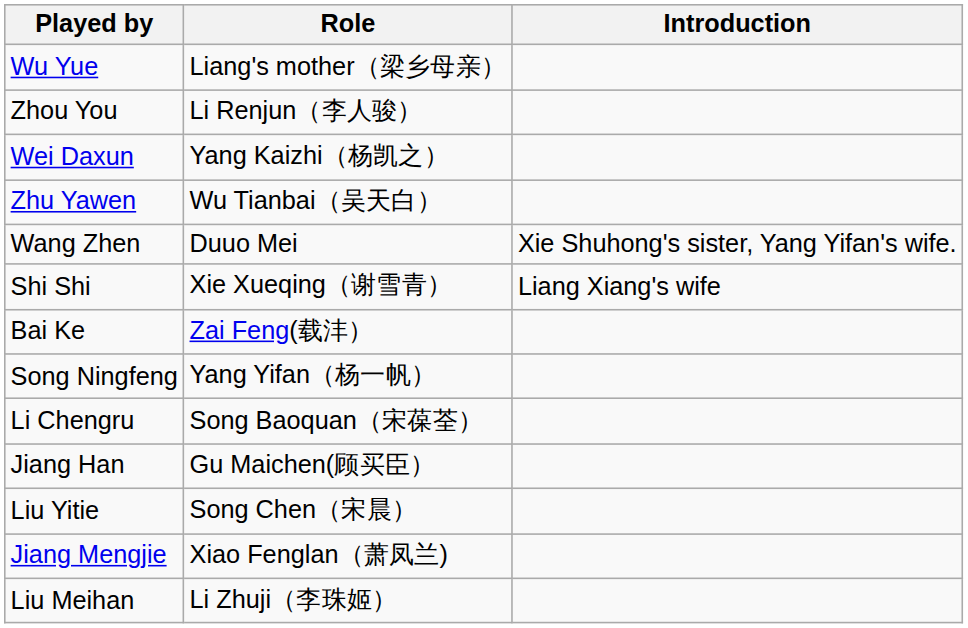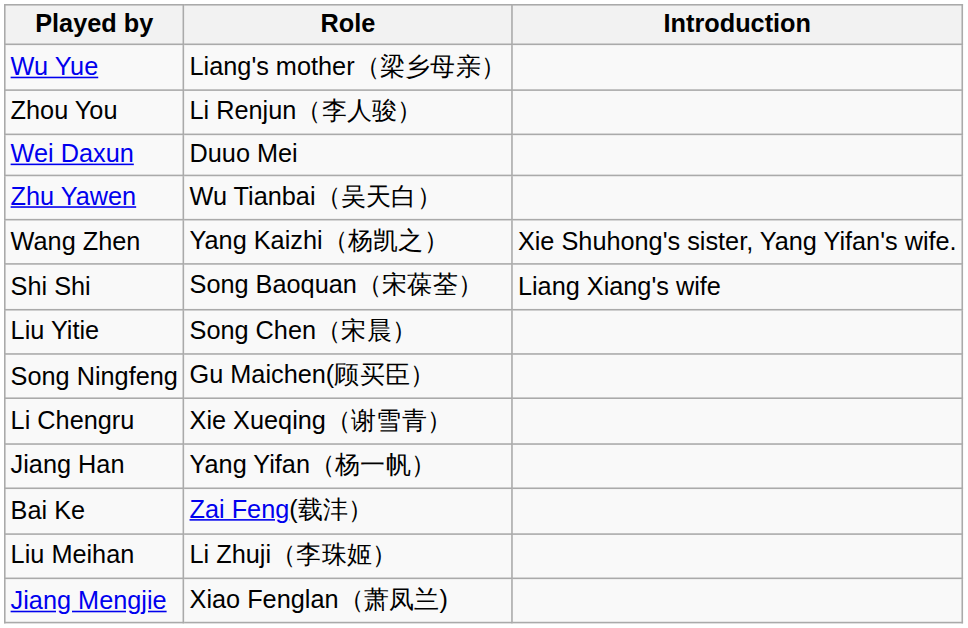(319, 155) Yang Kaizhi（杨凯之） -> (244, 154) Duuo Mei
(244, 243) Duuo Mei -> (319, 240) Yang Kaizhi（杨凯之）
(321, 285) Xie Xueqing（谢雪青） -> (336, 285) Song Baoquan（宋葆荃）
rows swapped: (48, 331) <-> (55, 510)
(313, 375) Yang Yifan（杨一帆） -> (312, 375) Gu Maichen(顾买臣）
(336, 420) Song Baoquan（宋葆荃） -> (321, 420) Xie Xueqing（谢雪青）
(312, 464) Gu Maichen(顾买臣） -> (313, 464) Yang Yifan（杨一帆）
rows swapped: (72, 600) <-> (89, 555)
